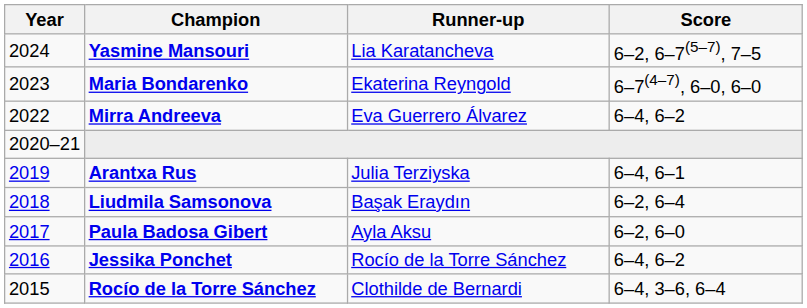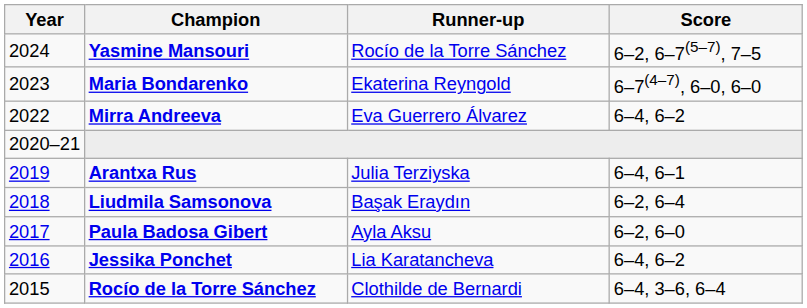(422, 51) Lia Karatancheva -> (459, 51) Rocío de la Torre Sánchez
(459, 260) Rocío de la Torre Sánchez -> (422, 260) Lia Karatancheva
